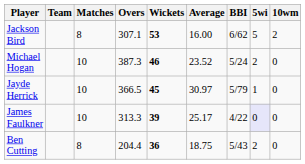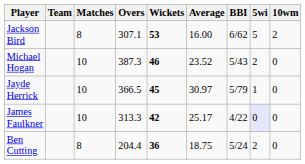(238, 62) 5/24 -> (238, 62) 5/43
(154, 117) 39 -> (154, 117) 42
(238, 145) 5/43 -> (238, 145) 5/24
